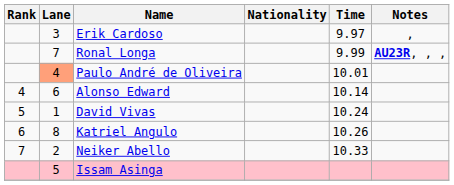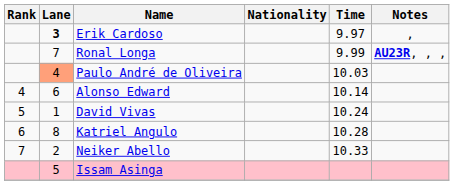(56, 34) normal -> (56, 34) bold
(351, 73) 10.01 -> (351, 73) 10.03
(351, 131) 10.26 -> (351, 131) 10.28
